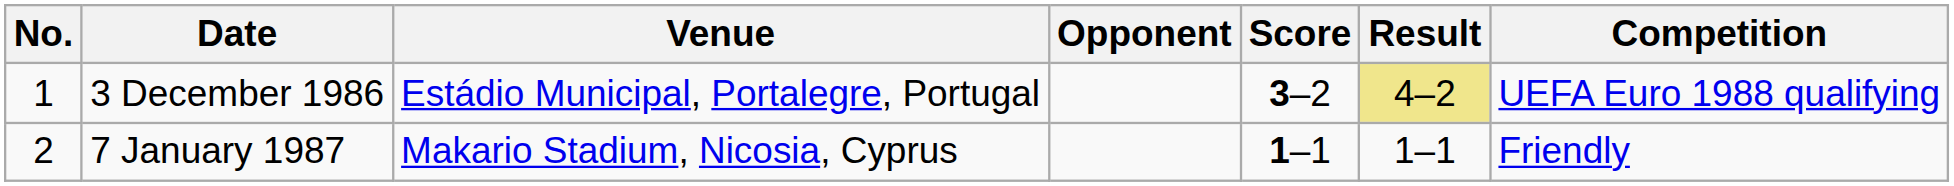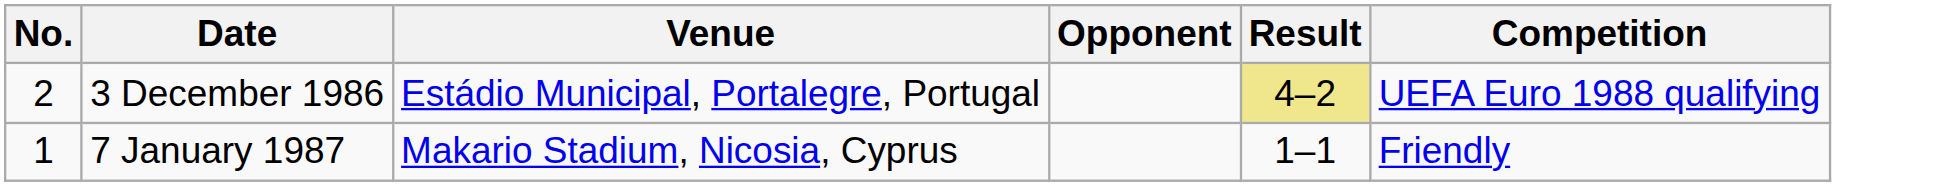- column: (1300, 33)
(43, 92) 1 -> (43, 92) 2
(43, 151) 2 -> (43, 151) 1
